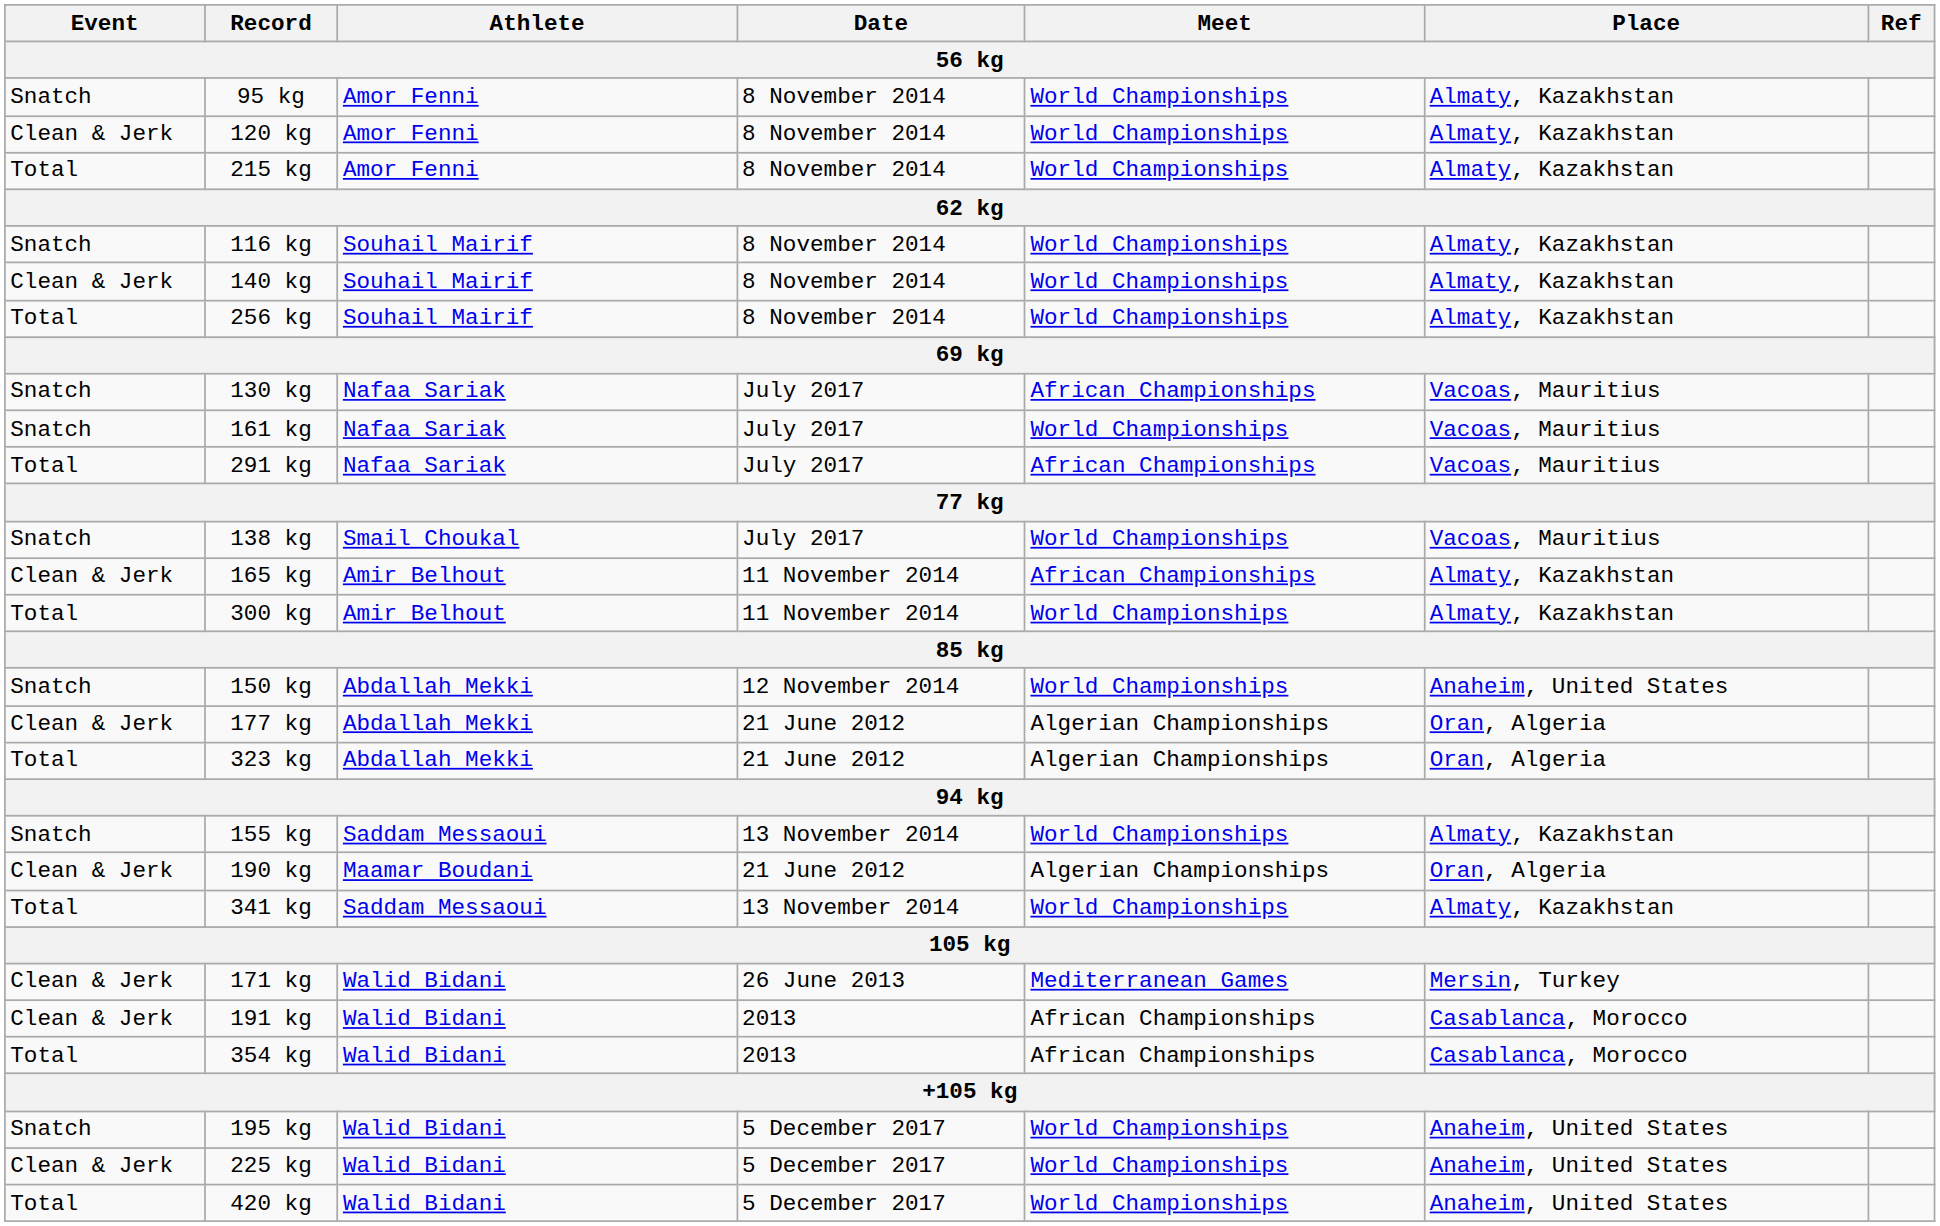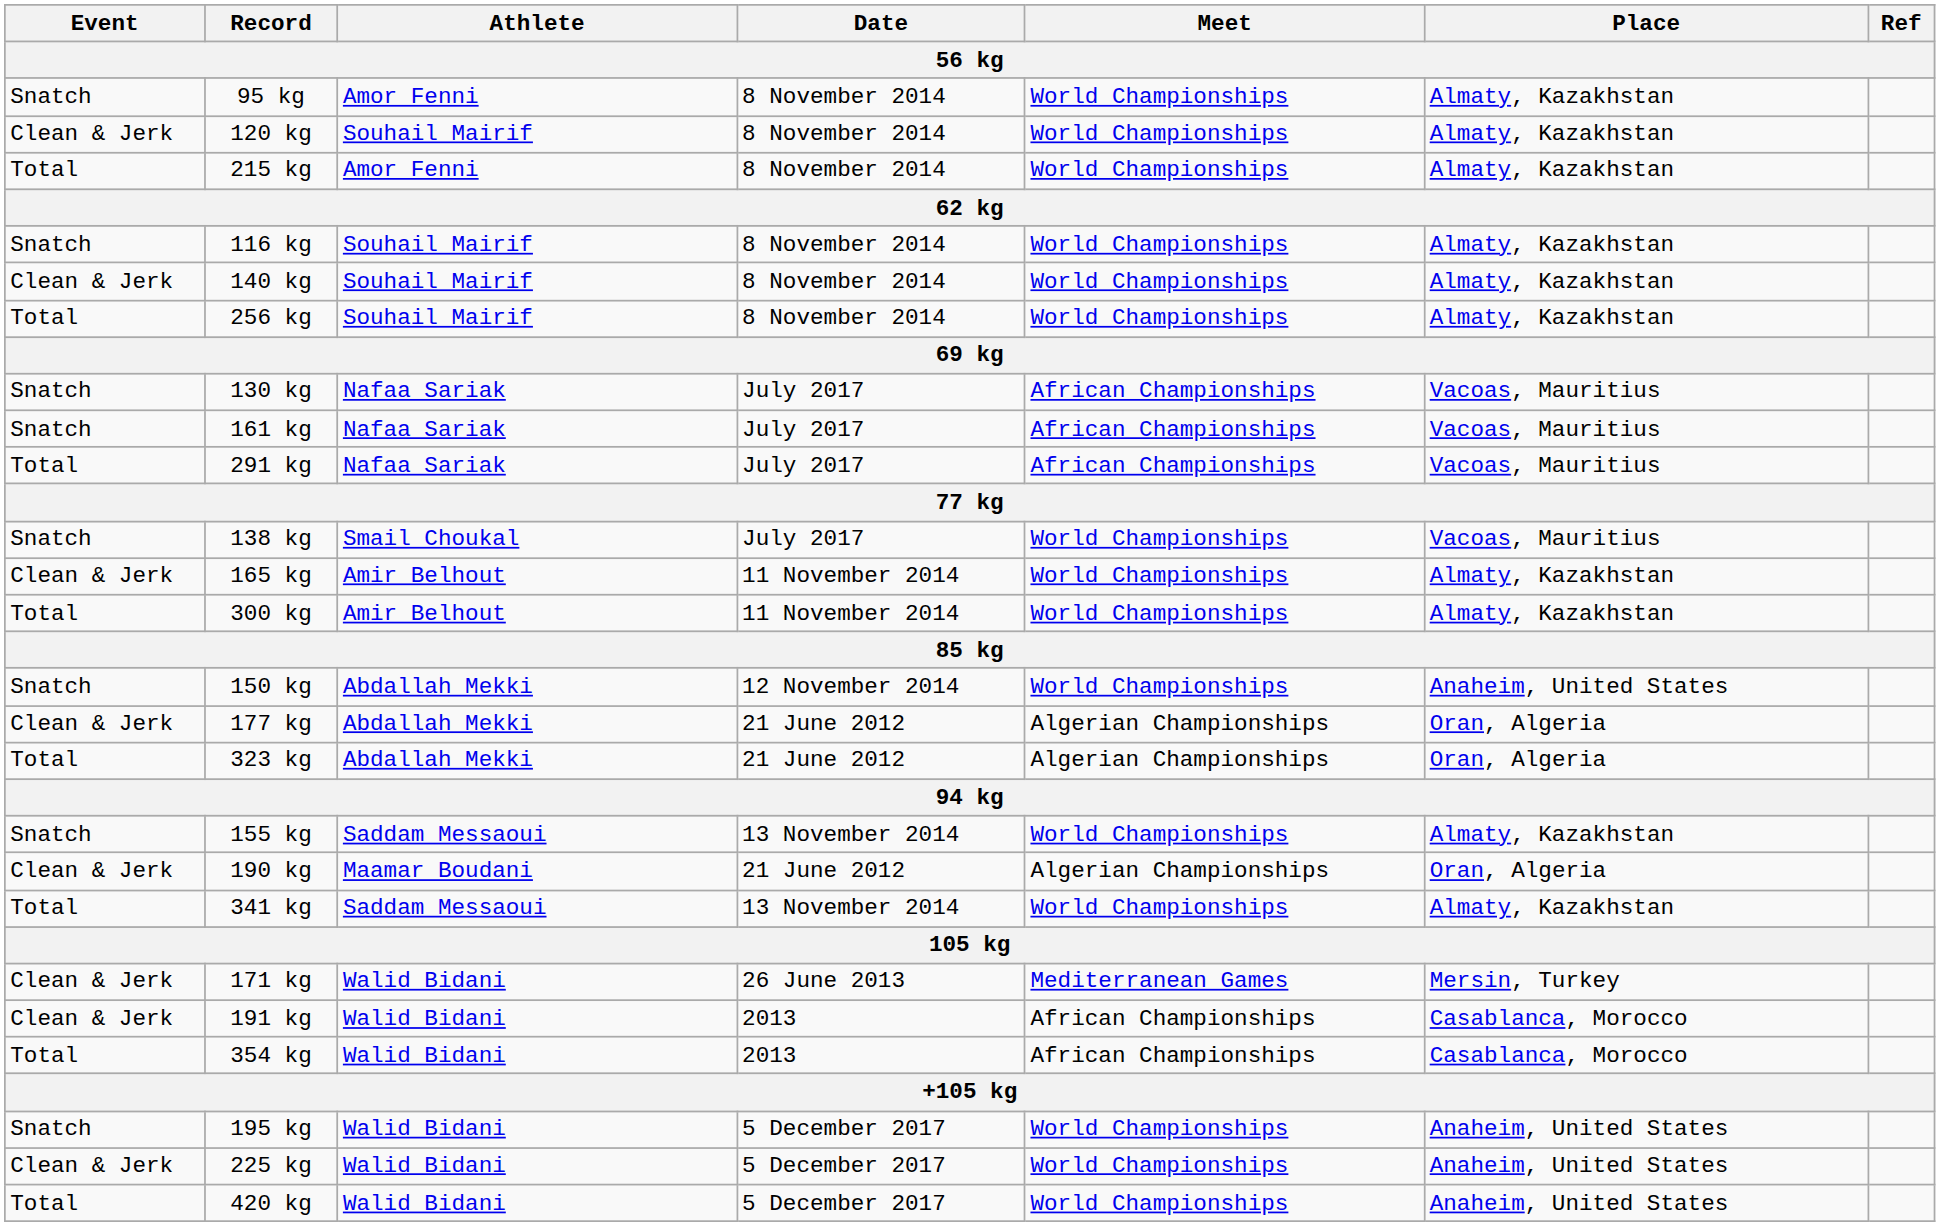(411, 134) Amor Fenni -> (438, 134) Souhail Mairif
(1159, 429) World Championships -> (1173, 429) African Championships
(1173, 576) African Championships -> (1159, 576) World Championships
